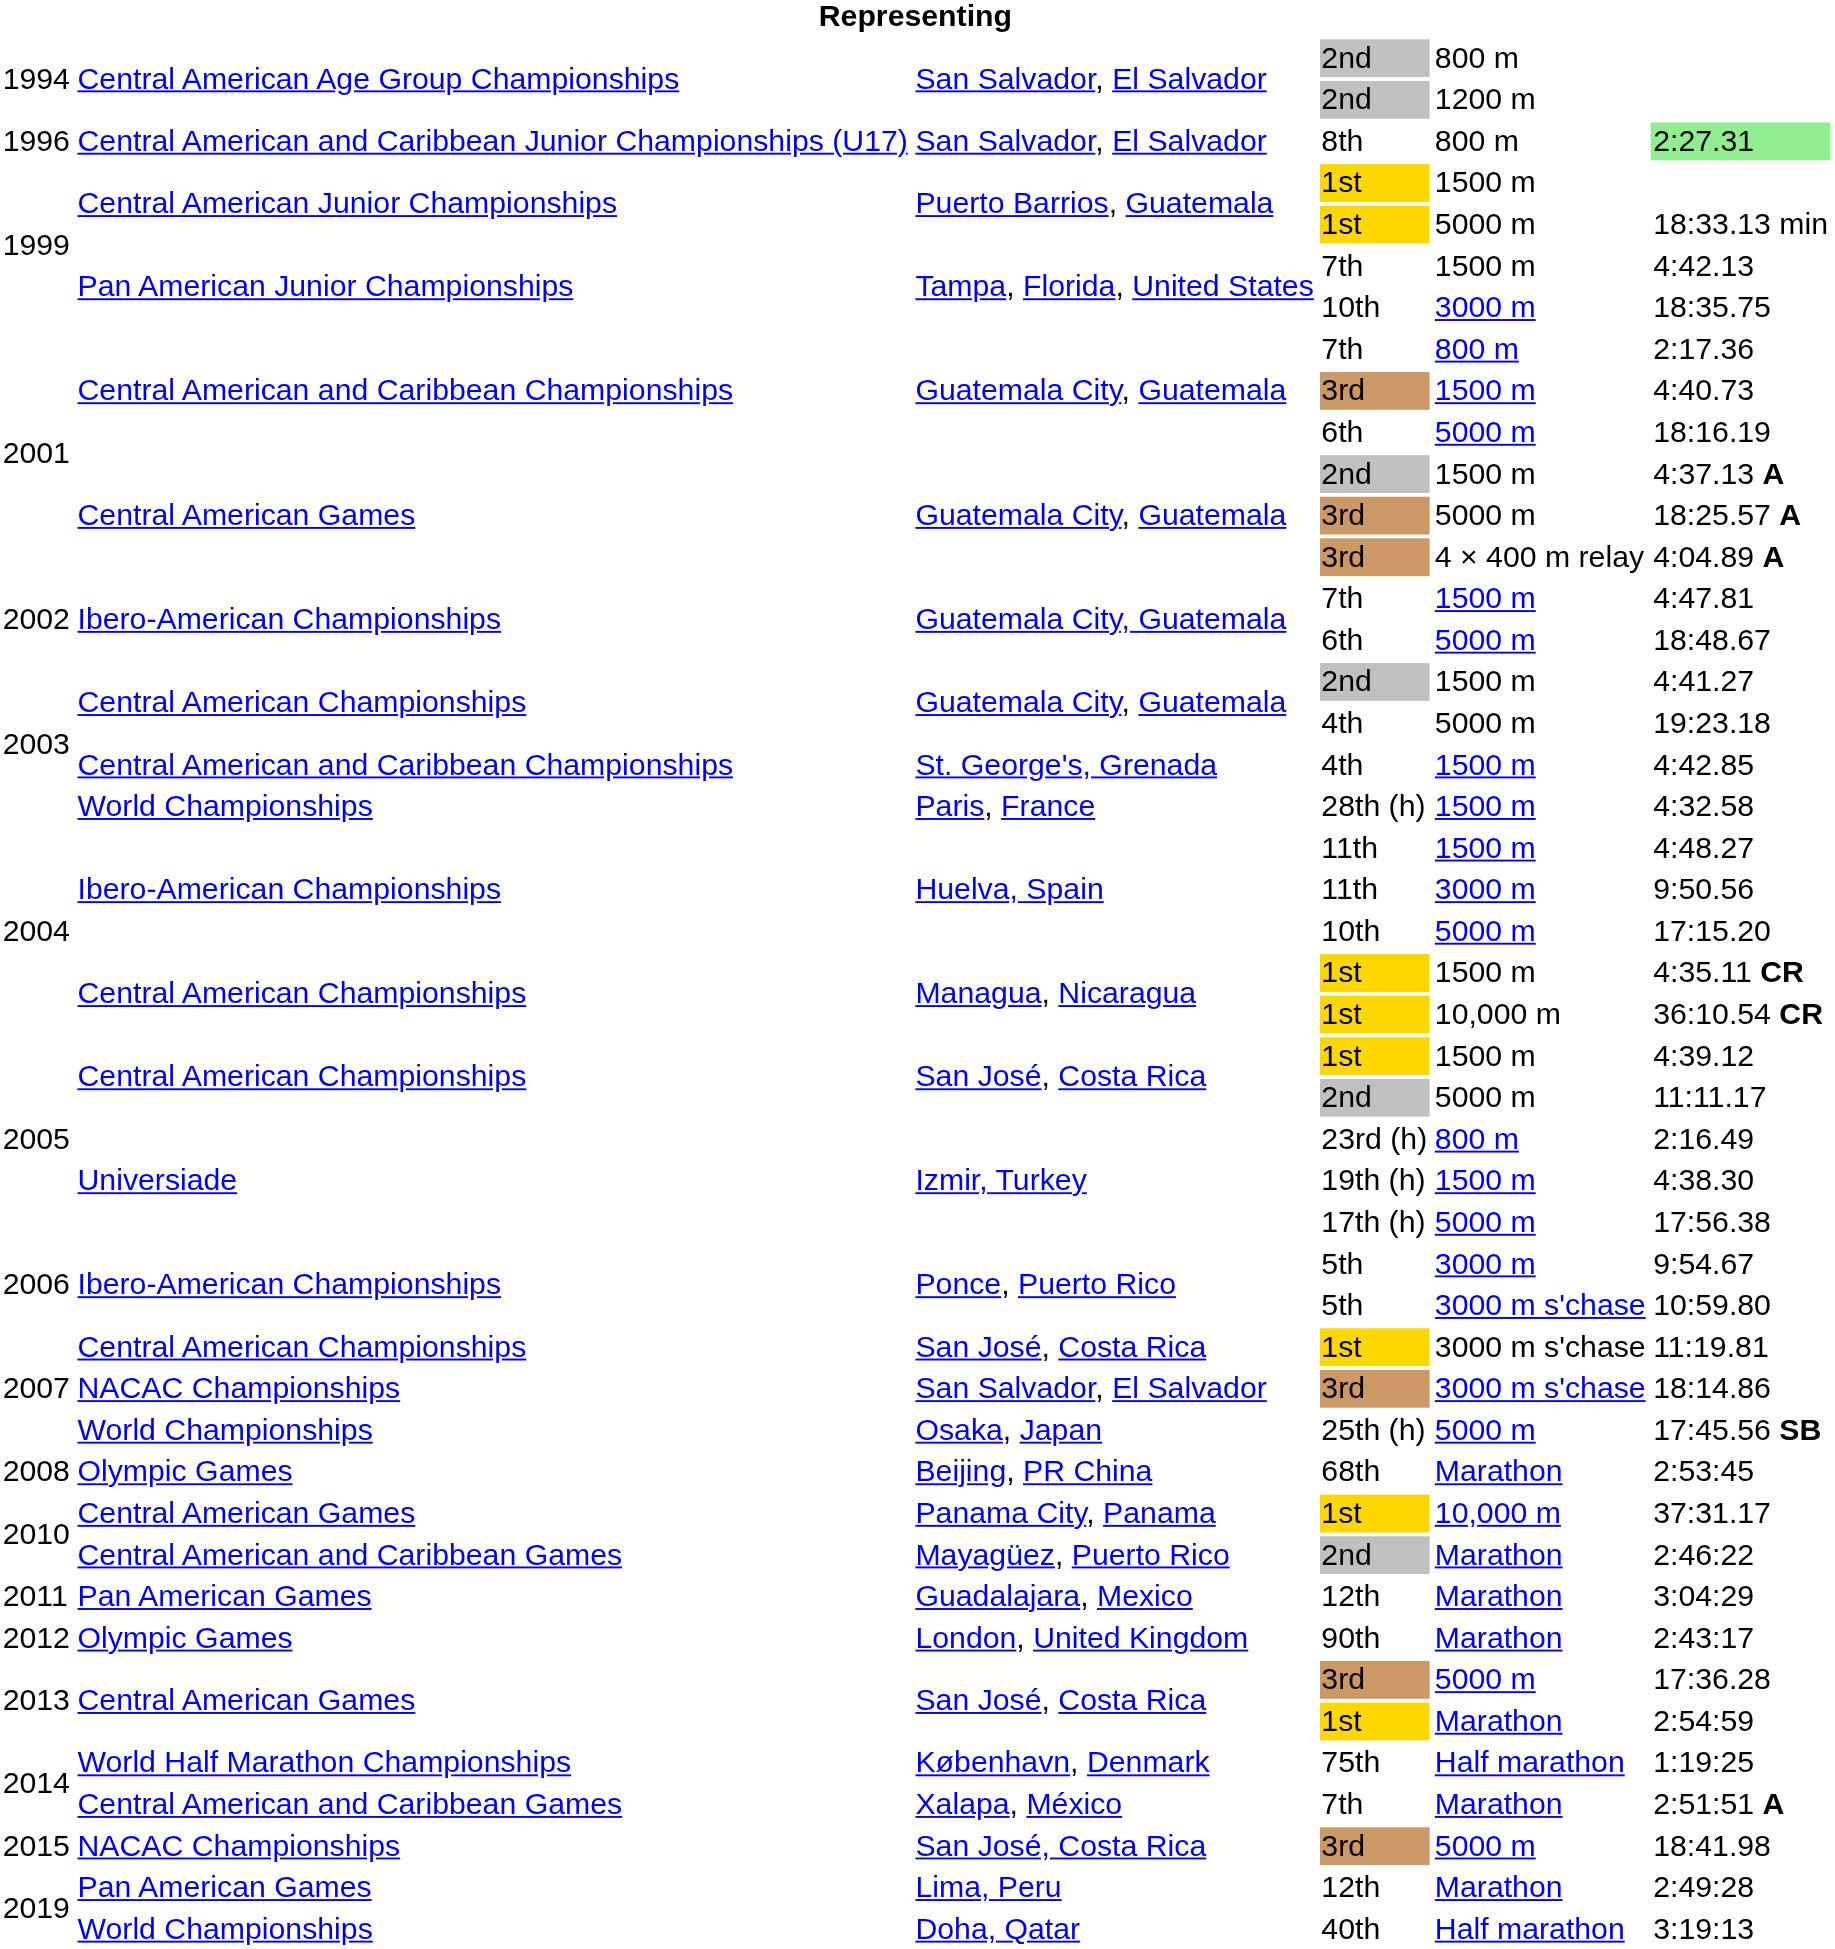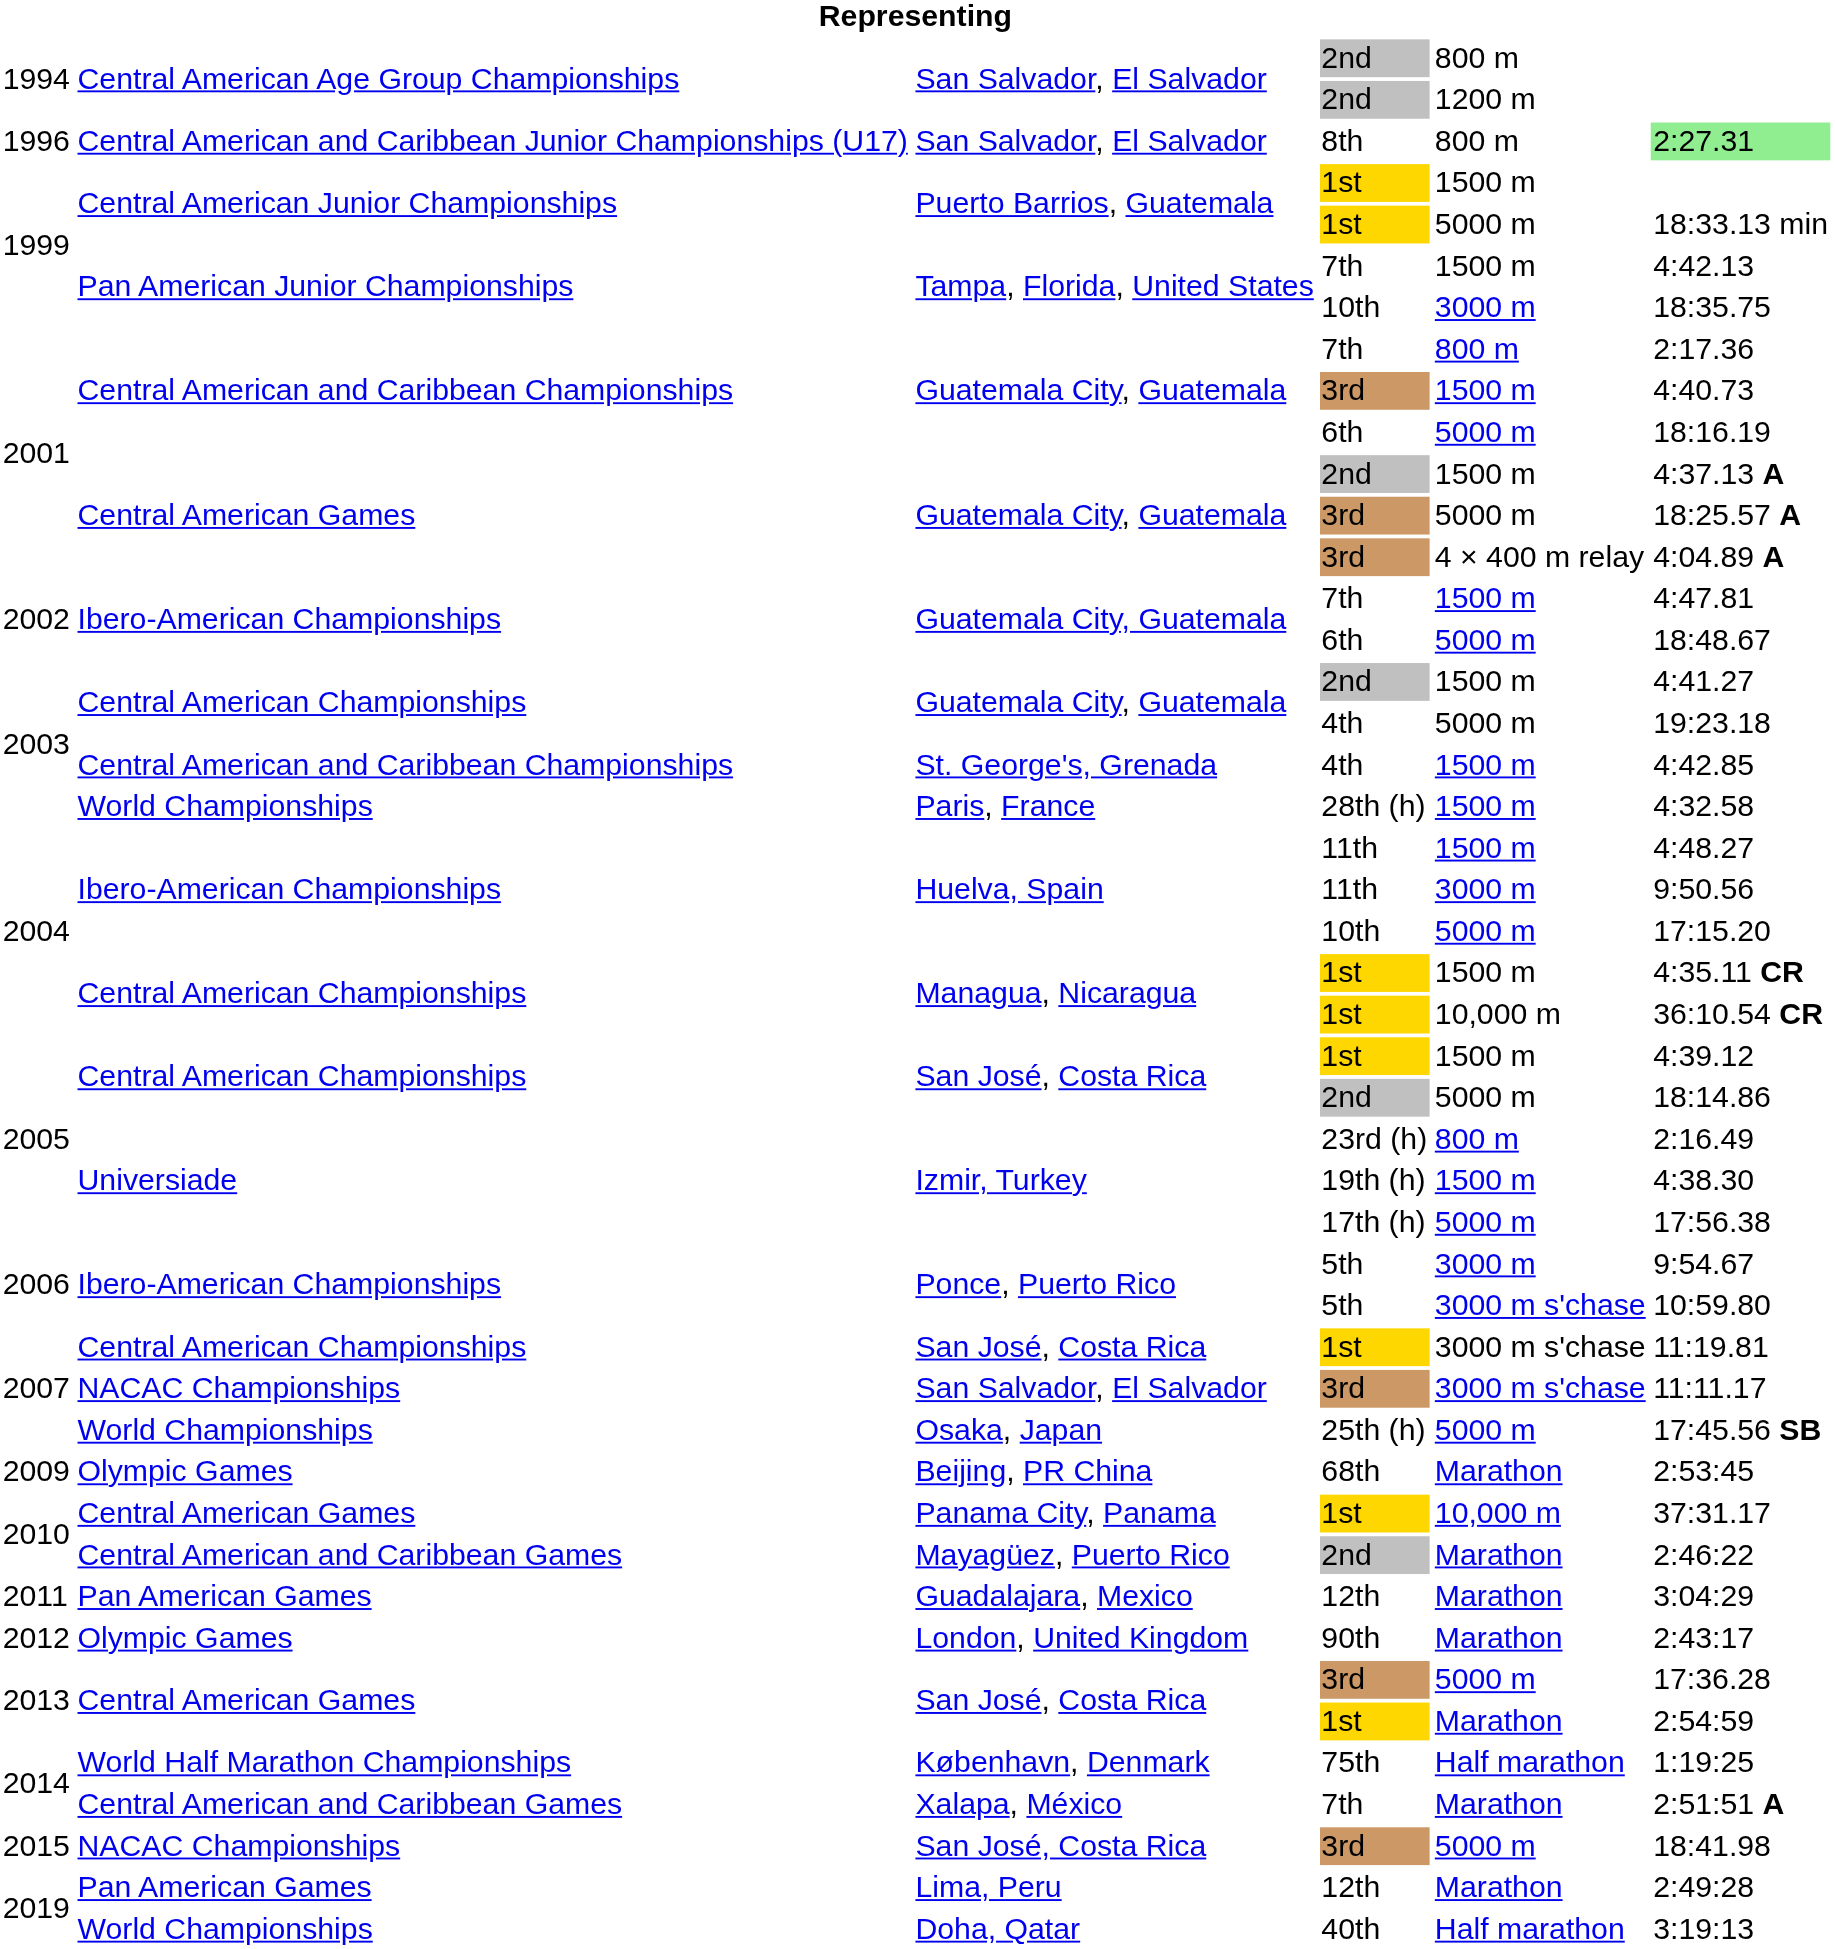(1710, 1097) 11:11.17 -> (1712, 1097) 18:14.86
(1712, 1388) 18:14.86 -> (1710, 1388) 11:11.17
(36, 1471) 2008 -> (36, 1471) 2009
